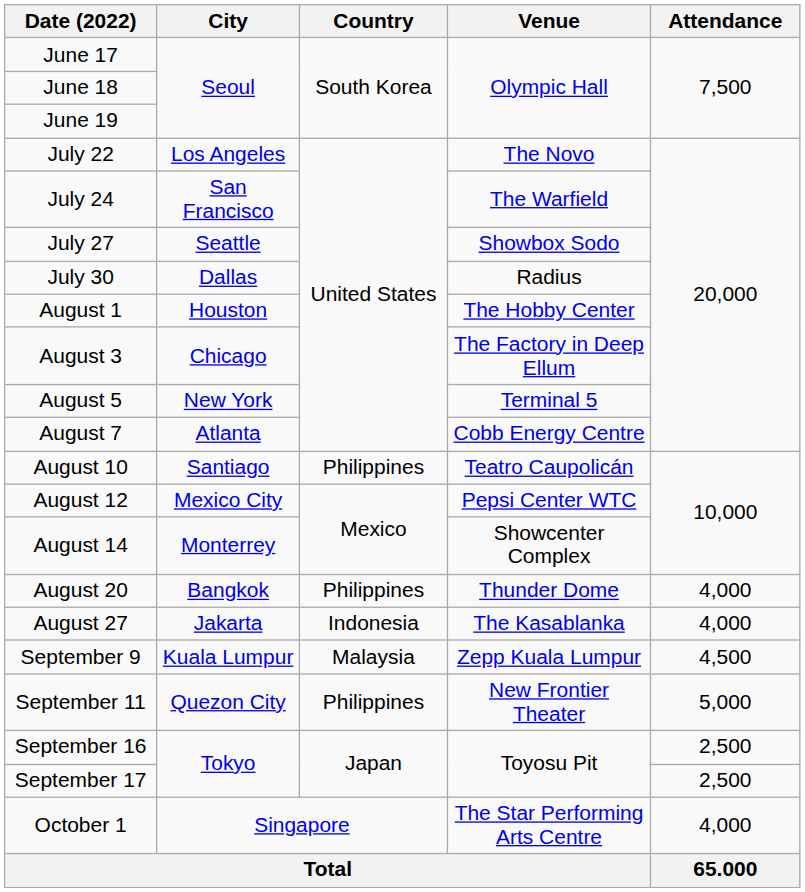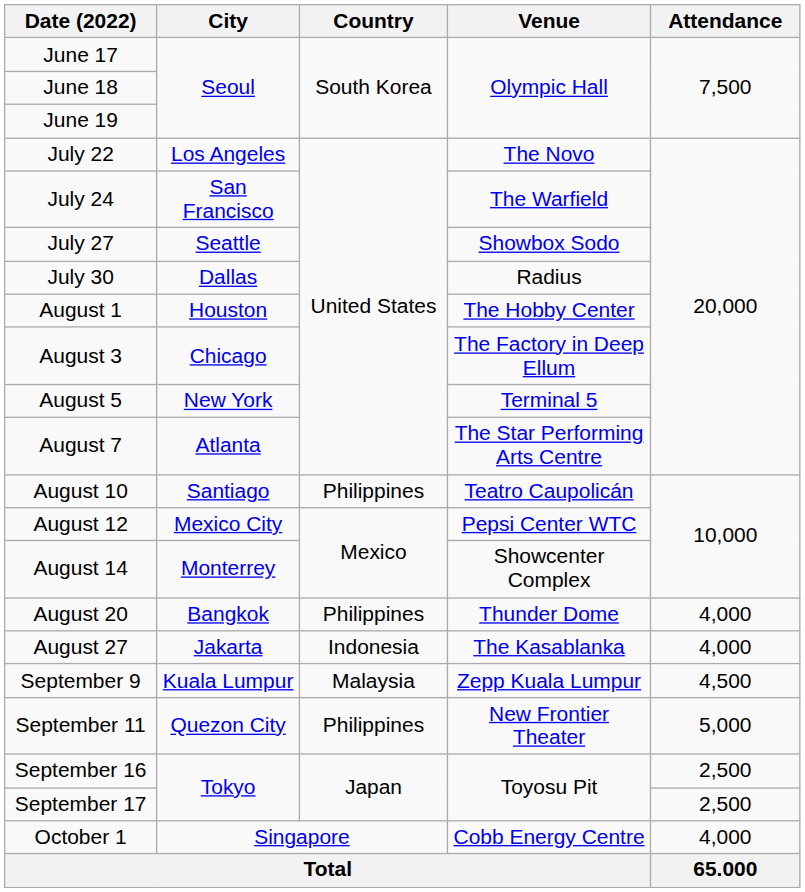(549, 433) Cobb Energy Centre -> (549, 445) The Star Performing Arts Centre
(549, 825) The Star Performing Arts Centre -> (549, 837) Cobb Energy Centre
